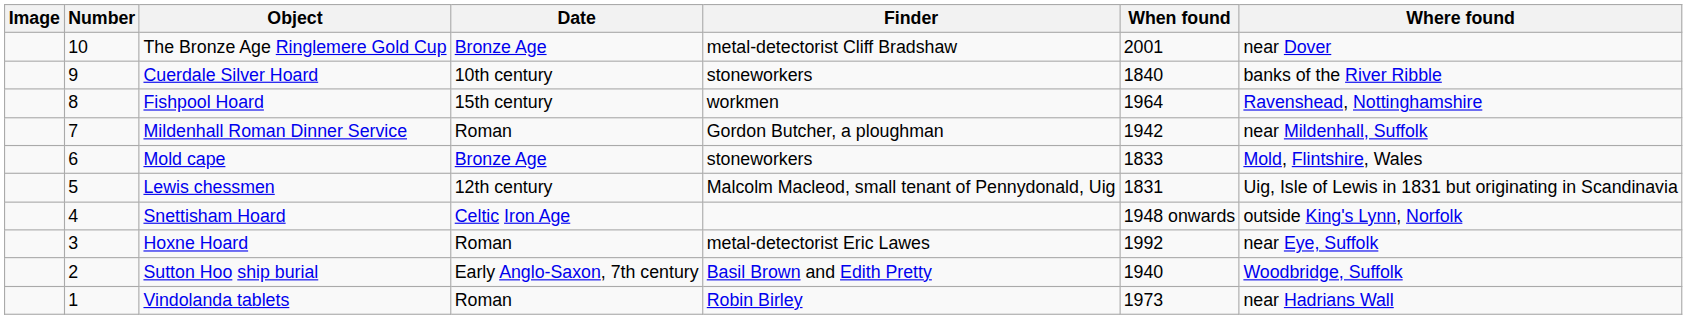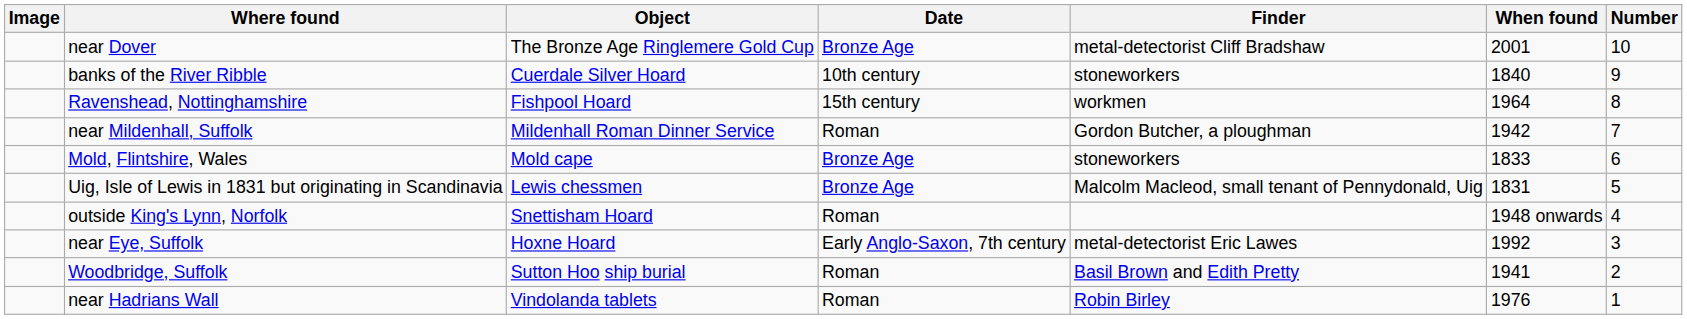columns swapped: (102, 18) <-> (1461, 18)
(504, 187) 12th century -> (868, 187) Bronze Age
(512, 215) Celtic Iron Age -> (851, 215) Roman
(483, 243) Roman -> (944, 243) Early Anglo-Saxon, 7th century
(577, 272) Early Anglo-Saxon, 7th century -> (851, 272) Roman
(1143, 272) 1940 -> (1511, 272) 1941
(1143, 300) 1973 -> (1511, 300) 1976
